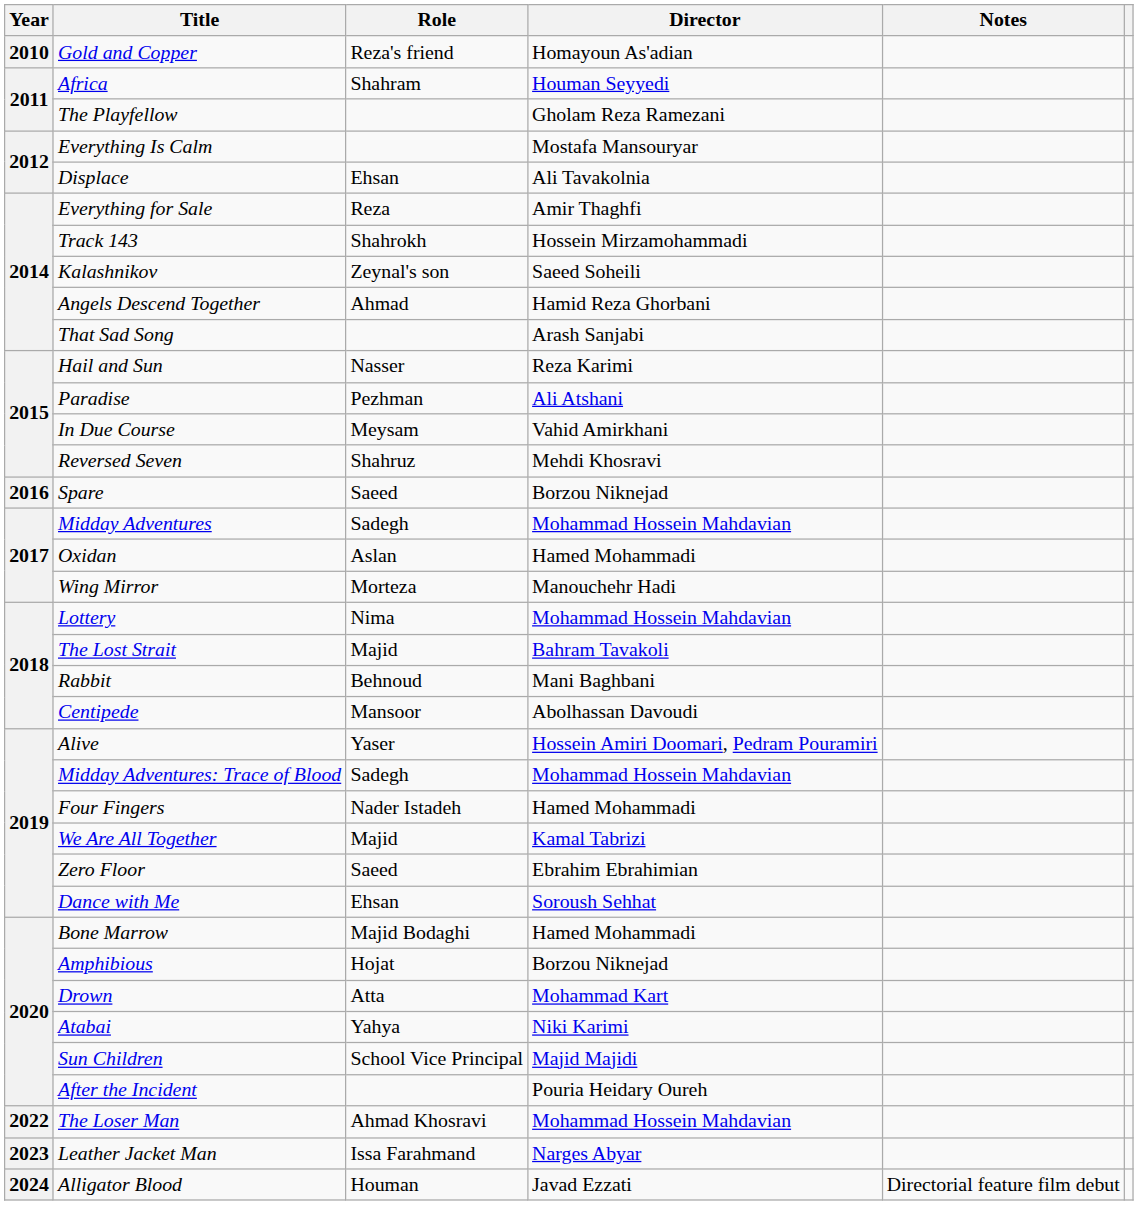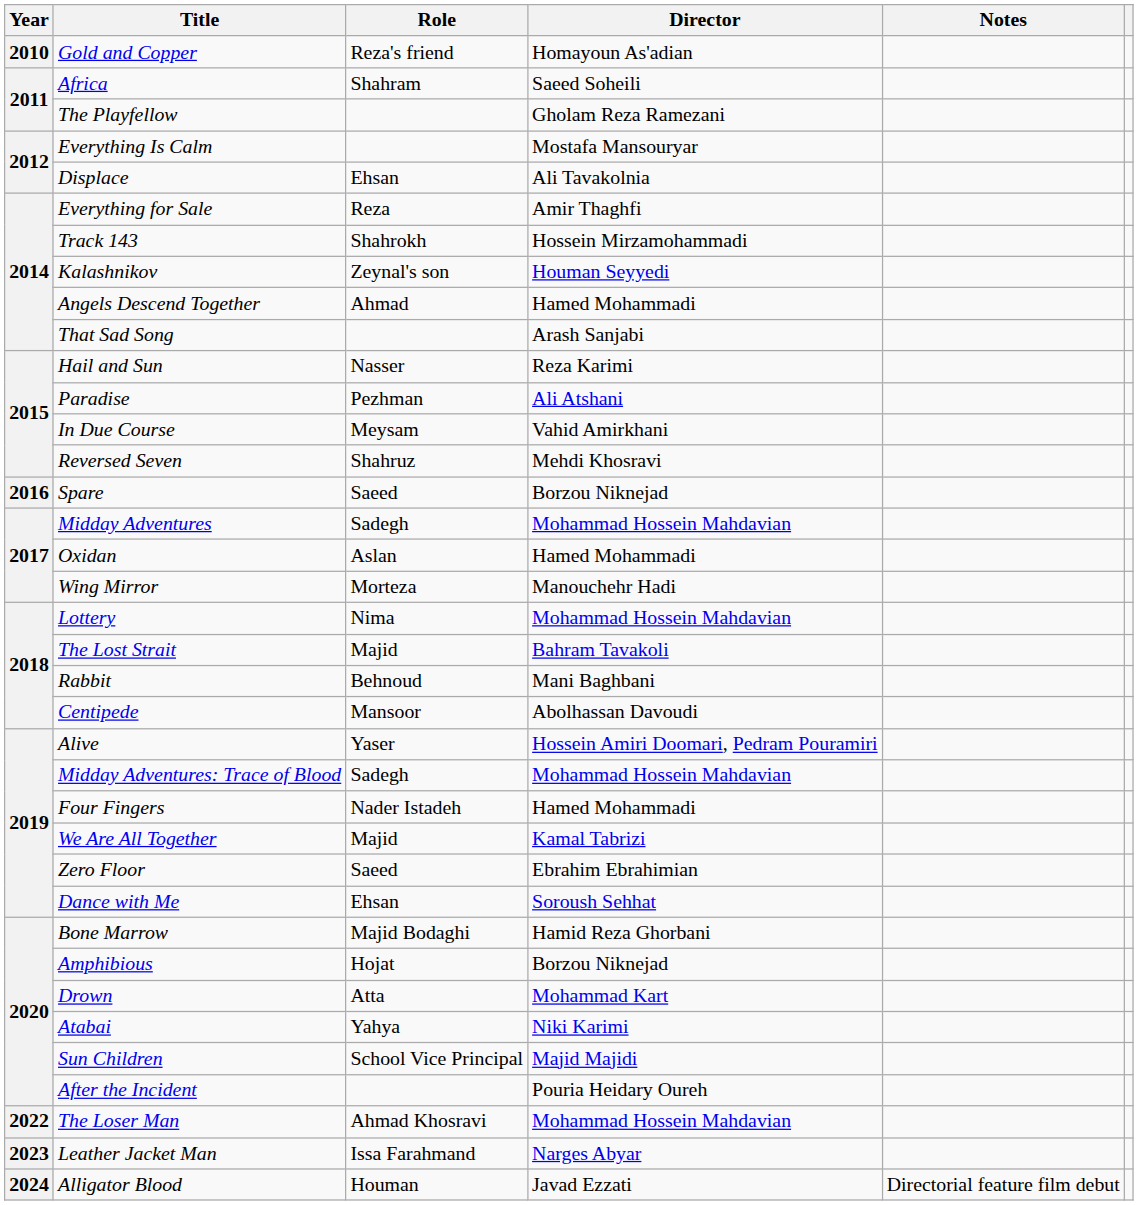(601, 83) Houman Seyyedi -> (586, 83) Saeed Soheili
(586, 271) Saeed Soheili -> (601, 271) Houman Seyyedi
(621, 303) Hamid Reza Ghorbani -> (614, 303) Hamed Mohammadi
(614, 932) Hamed Mohammadi -> (621, 932) Hamid Reza Ghorbani
